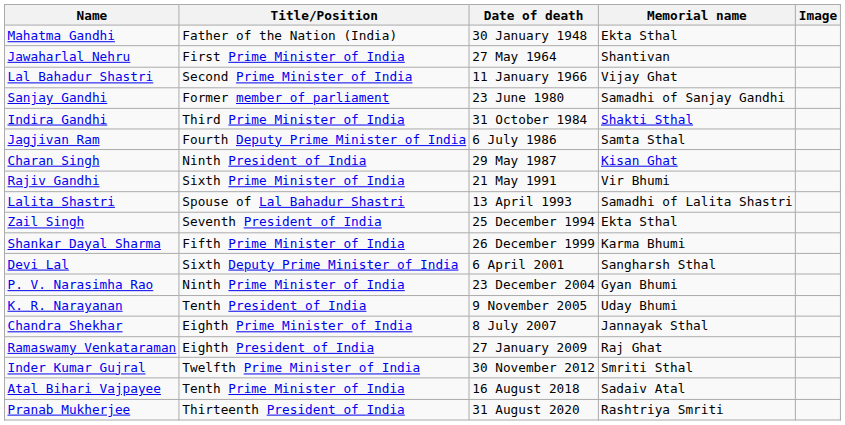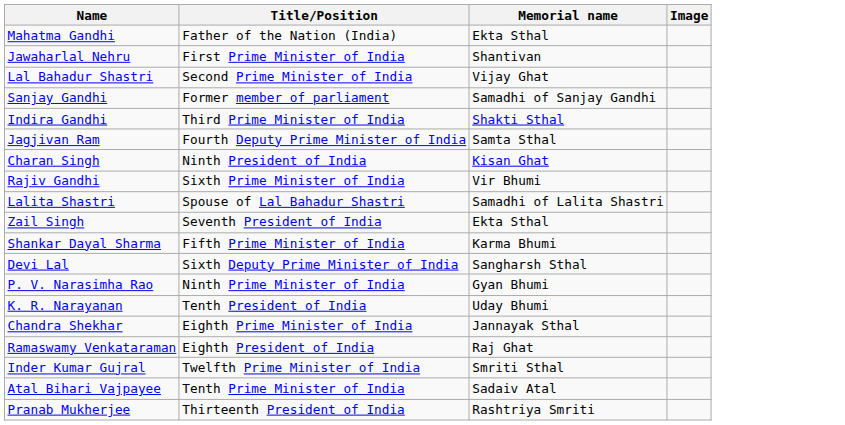- column: (534, 15)
